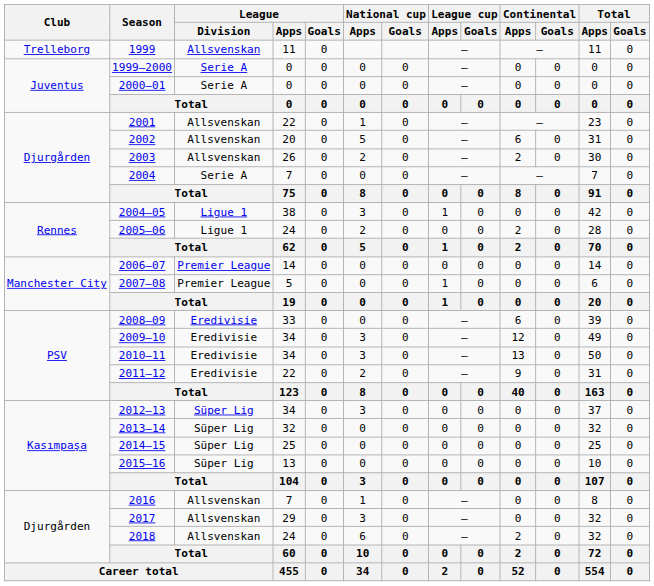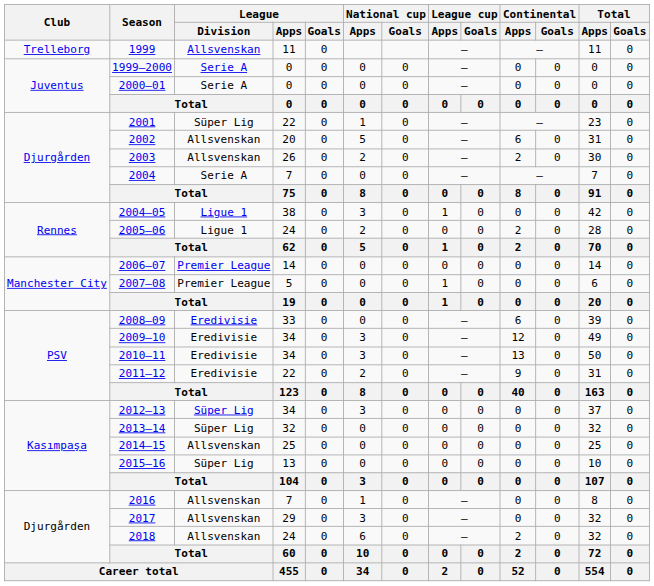(224, 121) Allsvenskan -> (224, 121) Süper Lig
(224, 446) Süper Lig -> (224, 446) Allsvenskan
